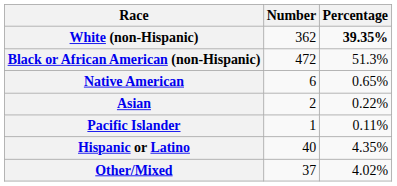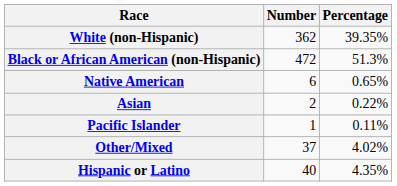(365, 37) bold -> (367, 37) normal
rows swapped: (134, 170) <-> (134, 147)
